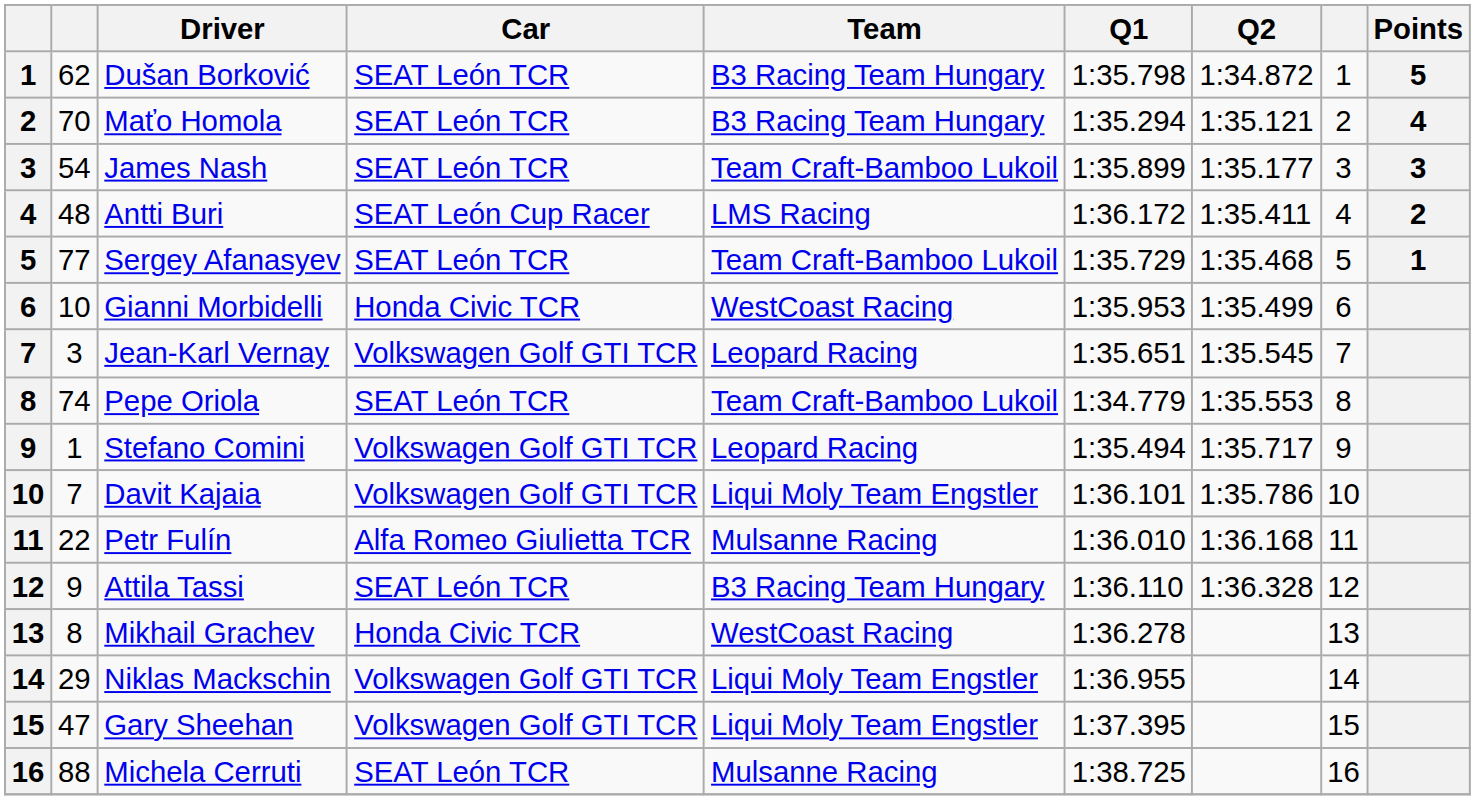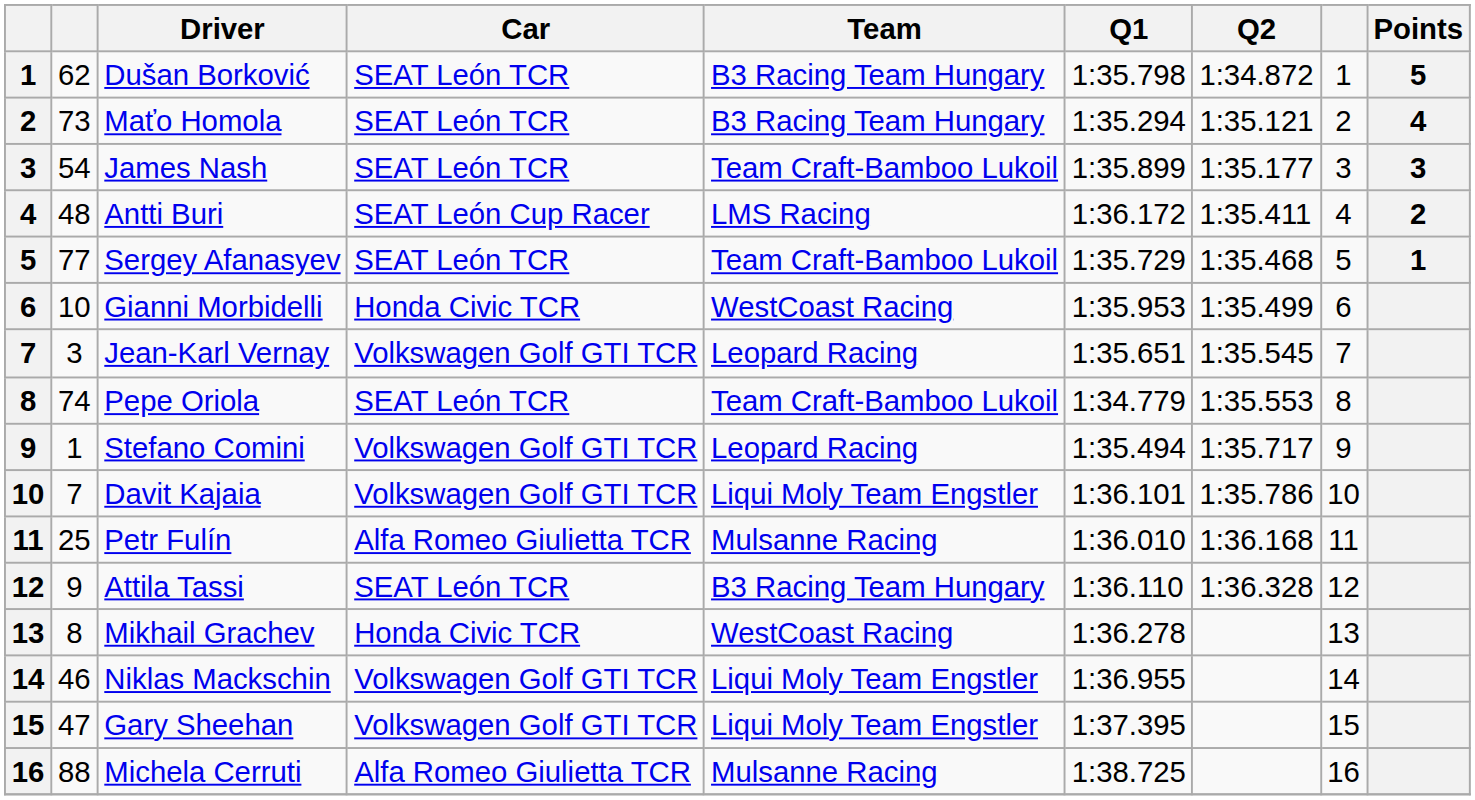(74, 121) 70 -> (74, 121) 73
(74, 539) 22 -> (74, 539) 25
(74, 679) 29 -> (74, 679) 46
(462, 771) SEAT León TCR -> (523, 771) Alfa Romeo Giulietta TCR
